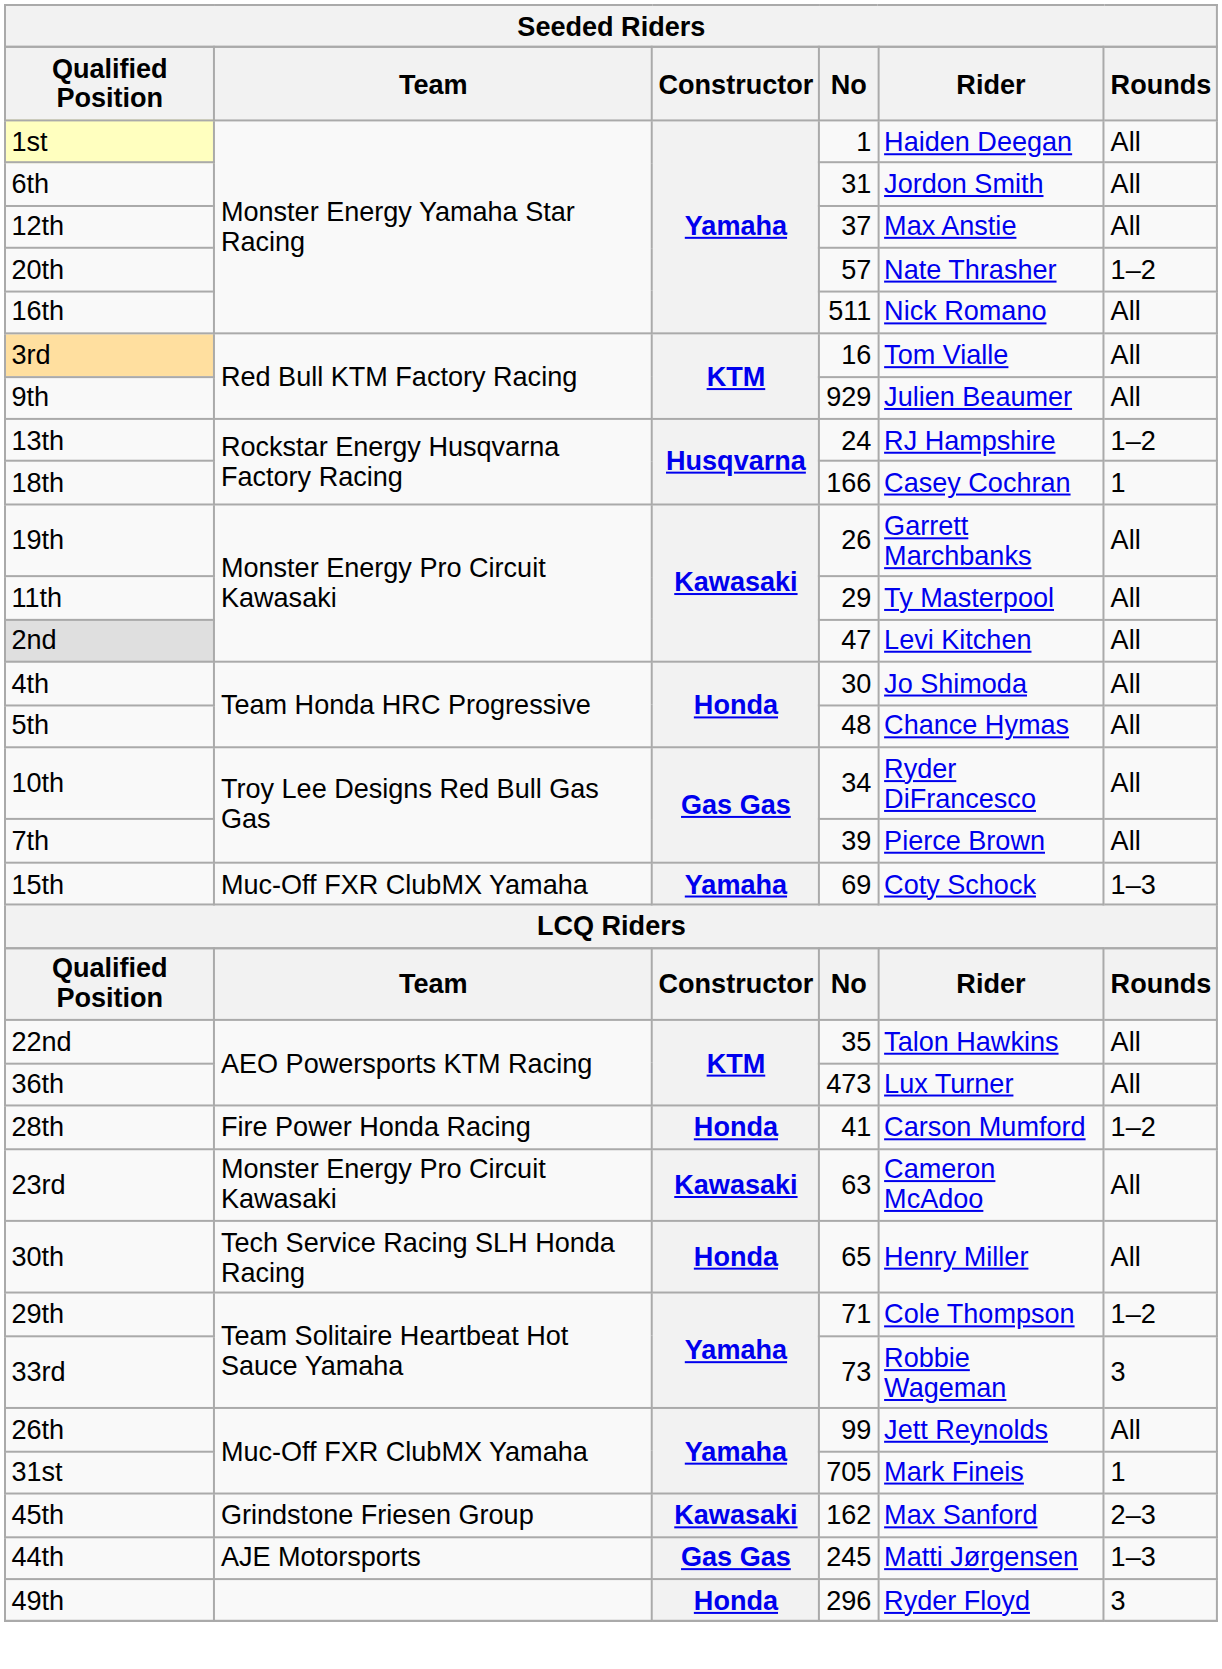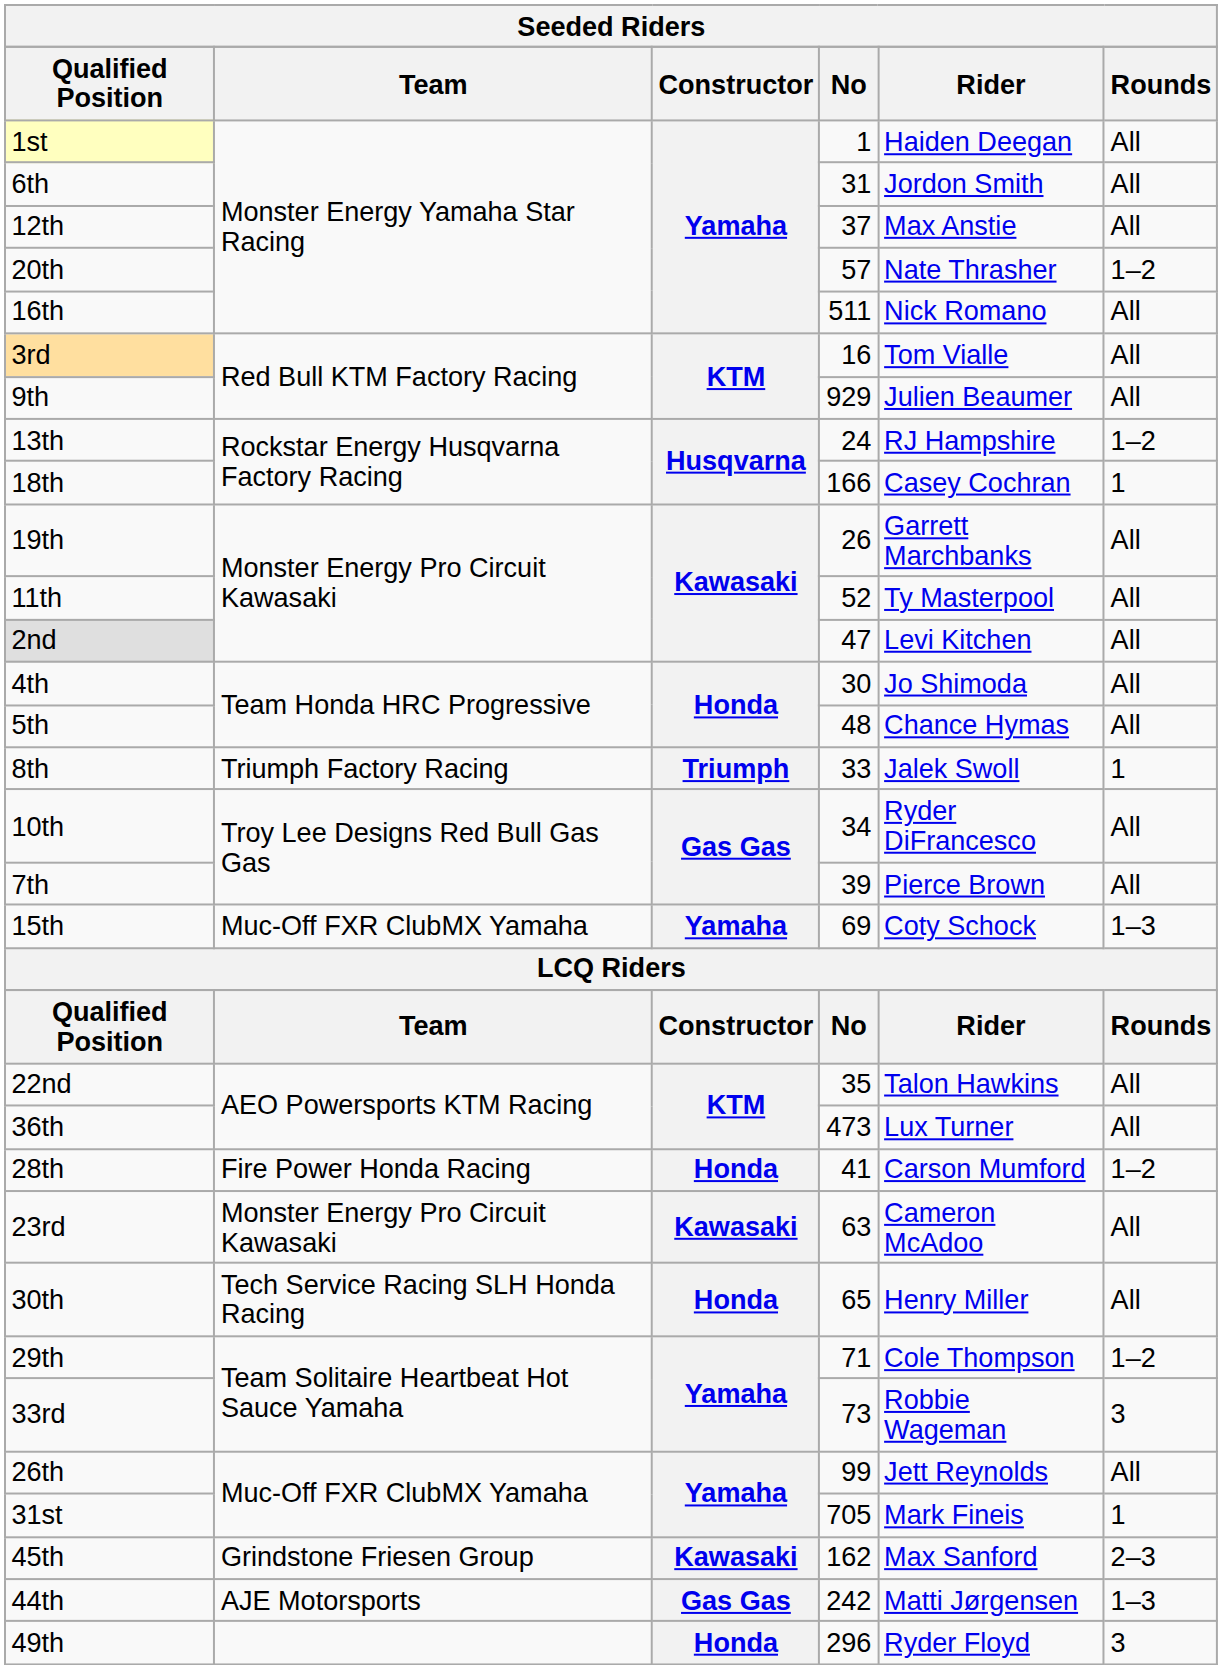(856, 598) 29 -> (856, 598) 52
+ row: (30, 768)
(849, 1557) 245 -> (849, 1600) 242
